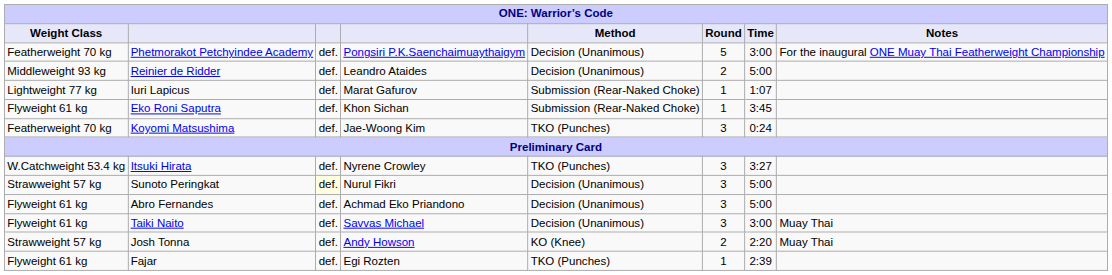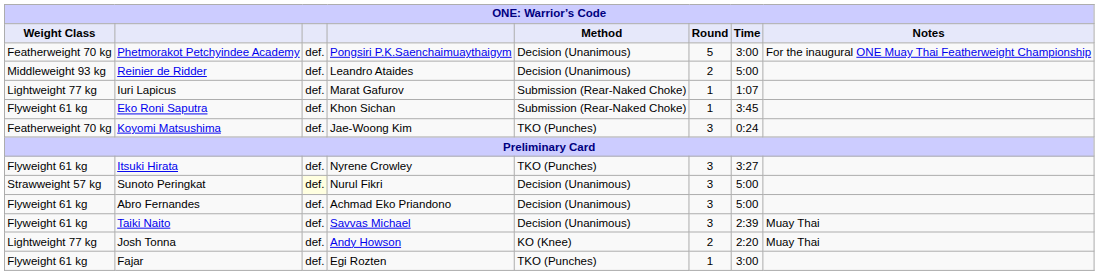(66, 166) W.Catchweight 53.4 kg -> (47, 166) Flyweight 61 kg
(761, 223) 3:00 -> (747, 223) 2:39
(54, 242) Strawweight 57 kg -> (52, 242) Lightweight 77 kg
(761, 261) 2:39 -> (747, 261) 3:00
